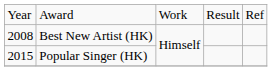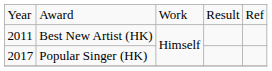(20, 35) 2008 -> (20, 35) 2011
(20, 55) 2015 -> (20, 55) 2017
